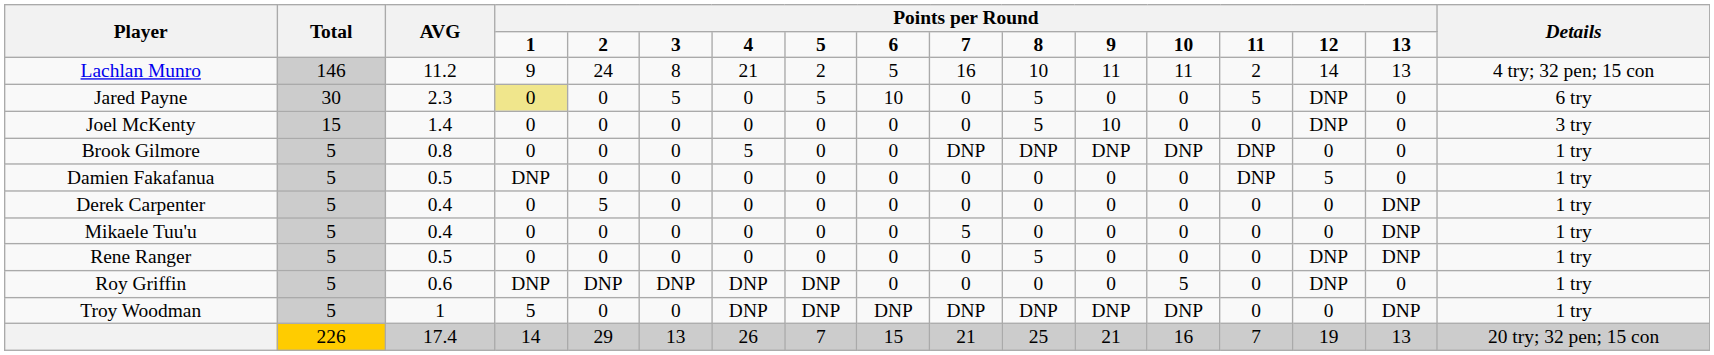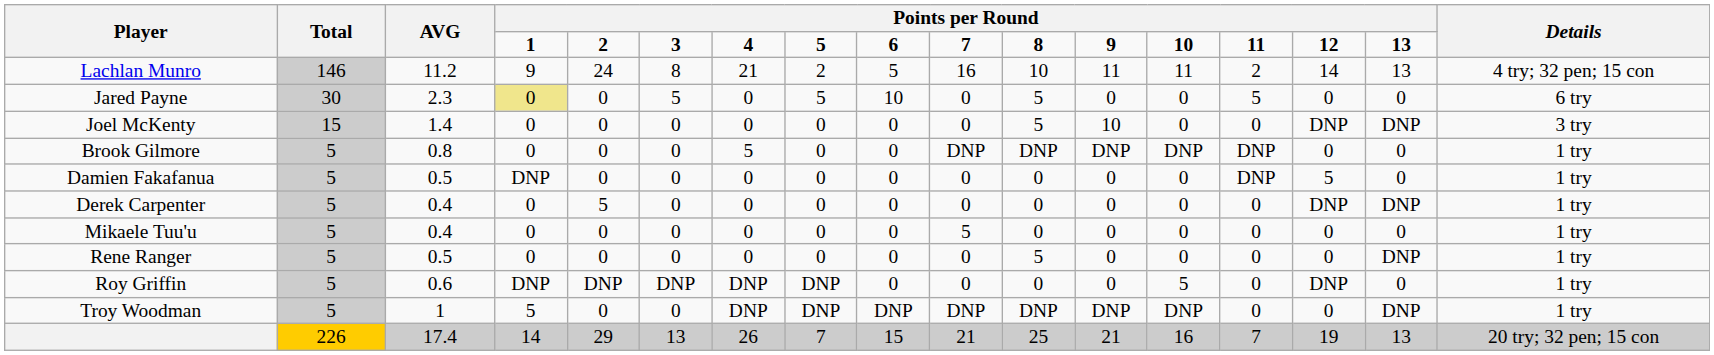(1329, 98) DNP -> (1329, 98) 0
(1401, 124) 0 -> (1401, 124) DNP
(1329, 204) 0 -> (1329, 204) DNP
(1401, 231) DNP -> (1401, 231) 0
(1329, 257) DNP -> (1329, 257) 0
